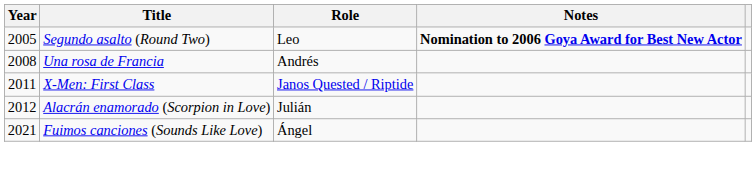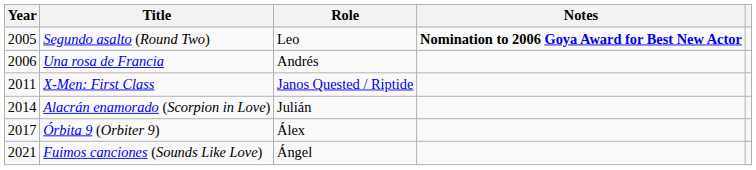(22, 61) 2008 -> (22, 61) 2006
(22, 107) 2012 -> (22, 107) 2014
+ row: (101, 130)
